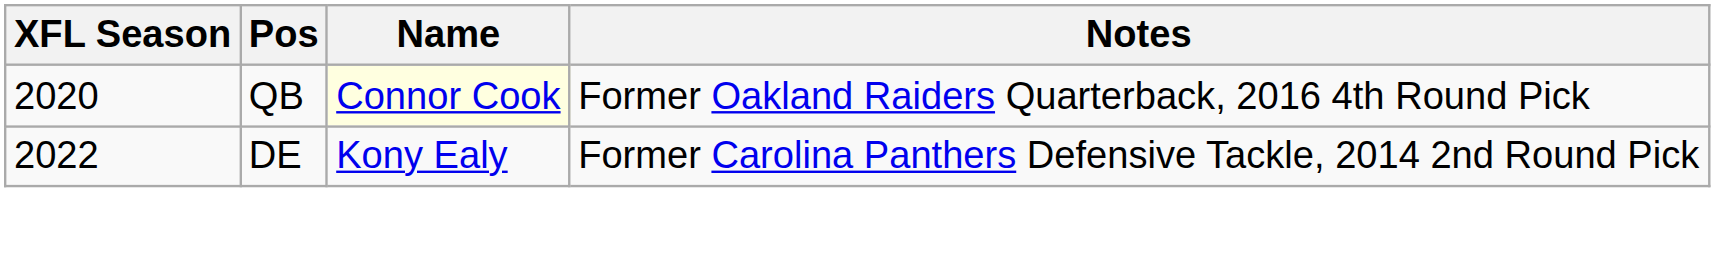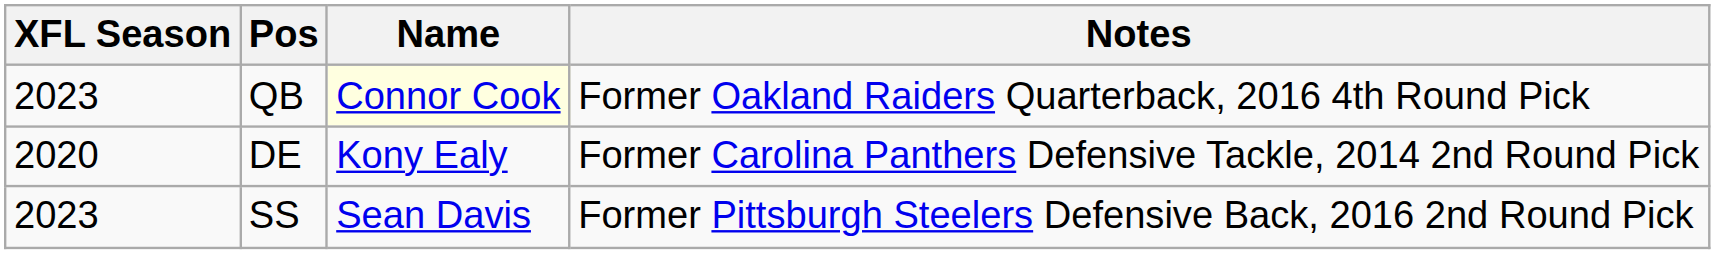(56, 95) 2020 -> (56, 95) 2023
(56, 155) 2022 -> (56, 155) 2020
+ row: (274, 215)
